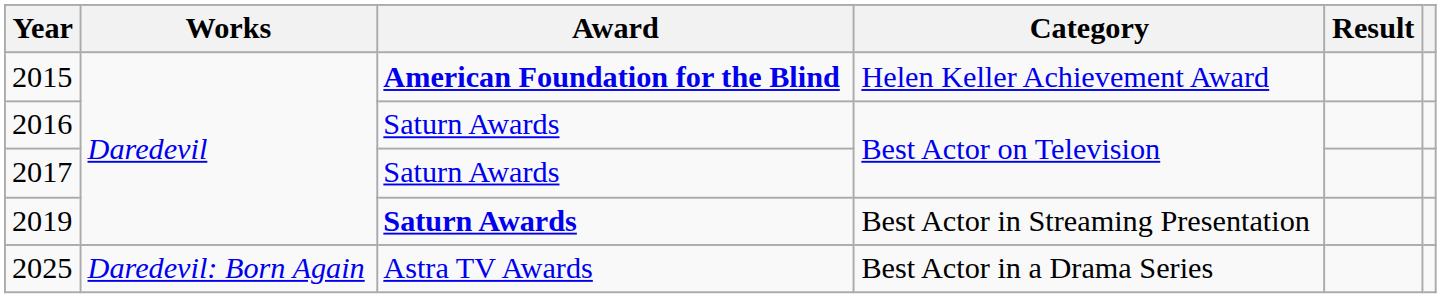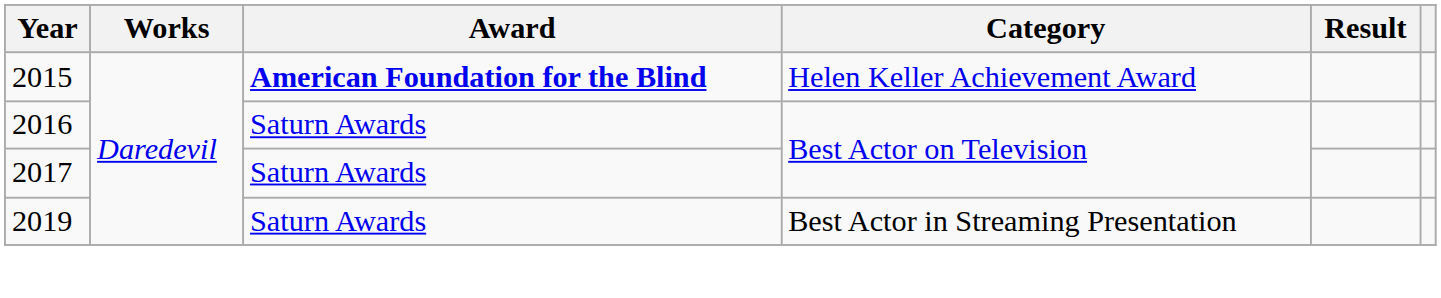(480, 220) bold -> (338, 220) normal
- row: (42, 268)
